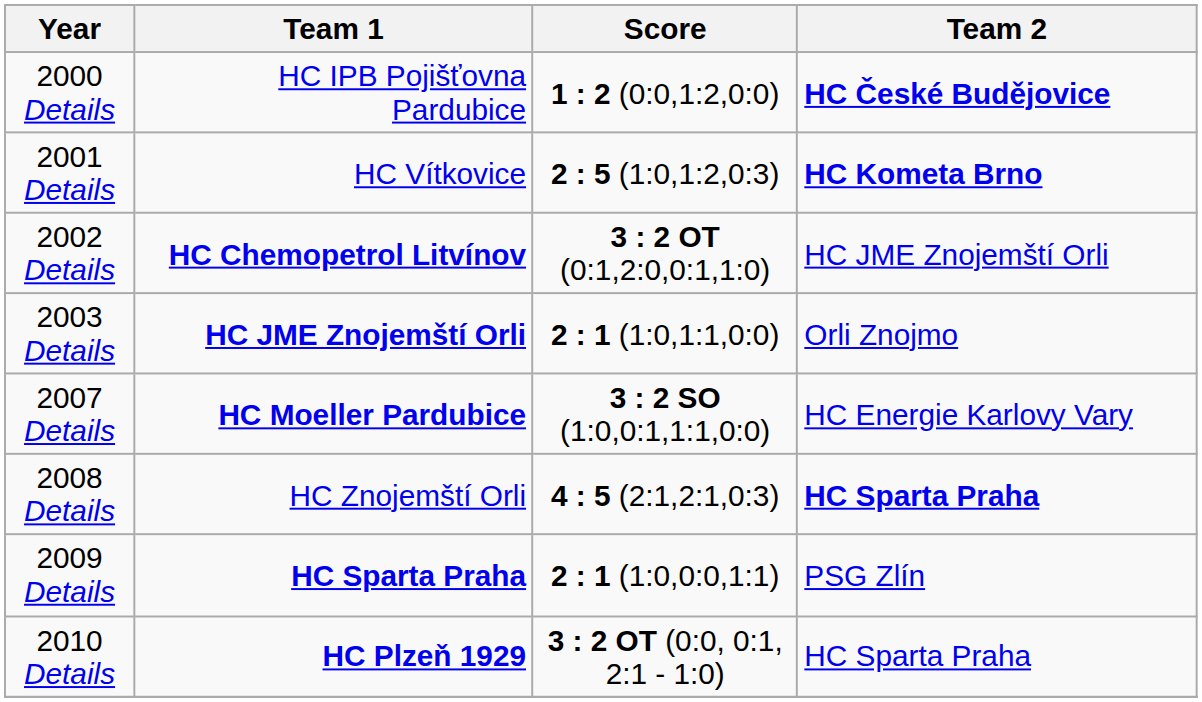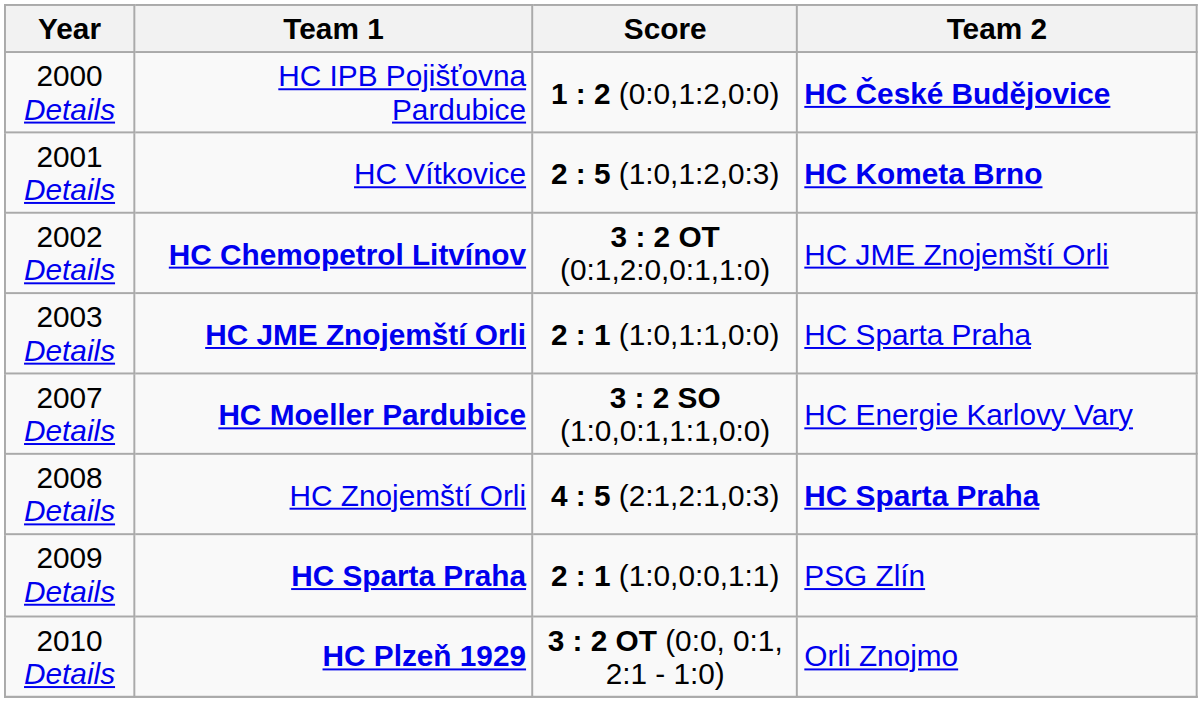(881, 334) Orli Znojmo -> (918, 334) HC Sparta Praha
(918, 656) HC Sparta Praha -> (881, 656) Orli Znojmo
